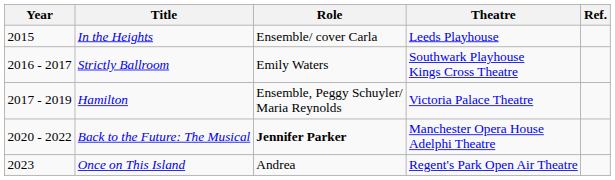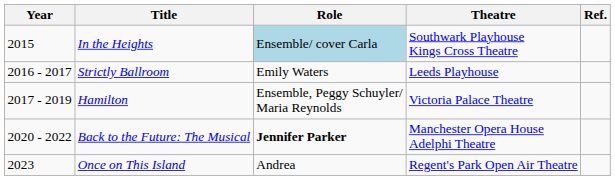(317, 36) no background -> (317, 43) lightblue background
(454, 36) Leeds Playhouse -> (467, 43) Southwark Playhouse Kings Cross Theatre
(467, 64) Southwark Playhouse Kings Cross Theatre -> (454, 72) Leeds Playhouse
